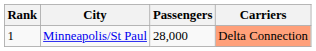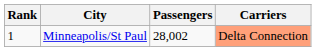(170, 36) 28,000 -> (170, 36) 28,002
